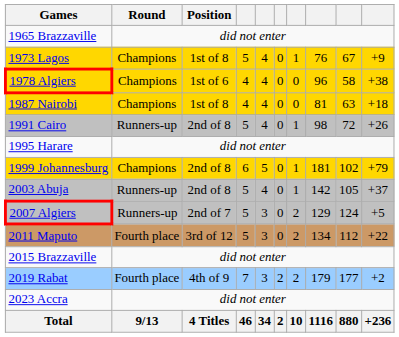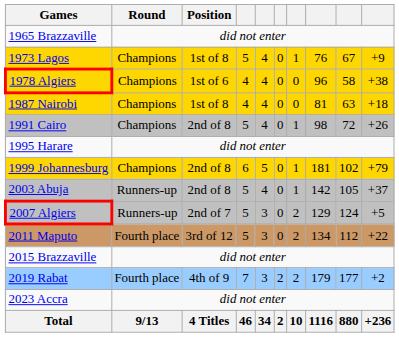(147, 125) Runners-up -> (147, 125) Champions
